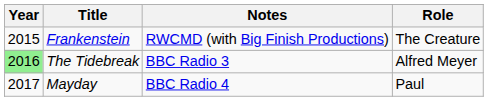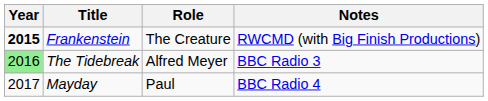columns swapped: (438, 15) <-> (267, 15)
(24, 38) normal -> (24, 38) bold
